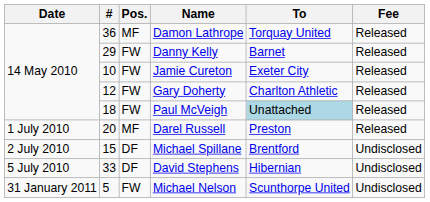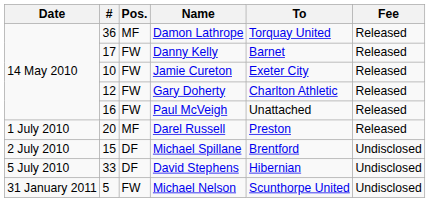(109, 52) 29 -> (109, 52) 17
(109, 110) 18 -> (109, 110) 16
(280, 110) lightblue background -> (280, 110) no background
